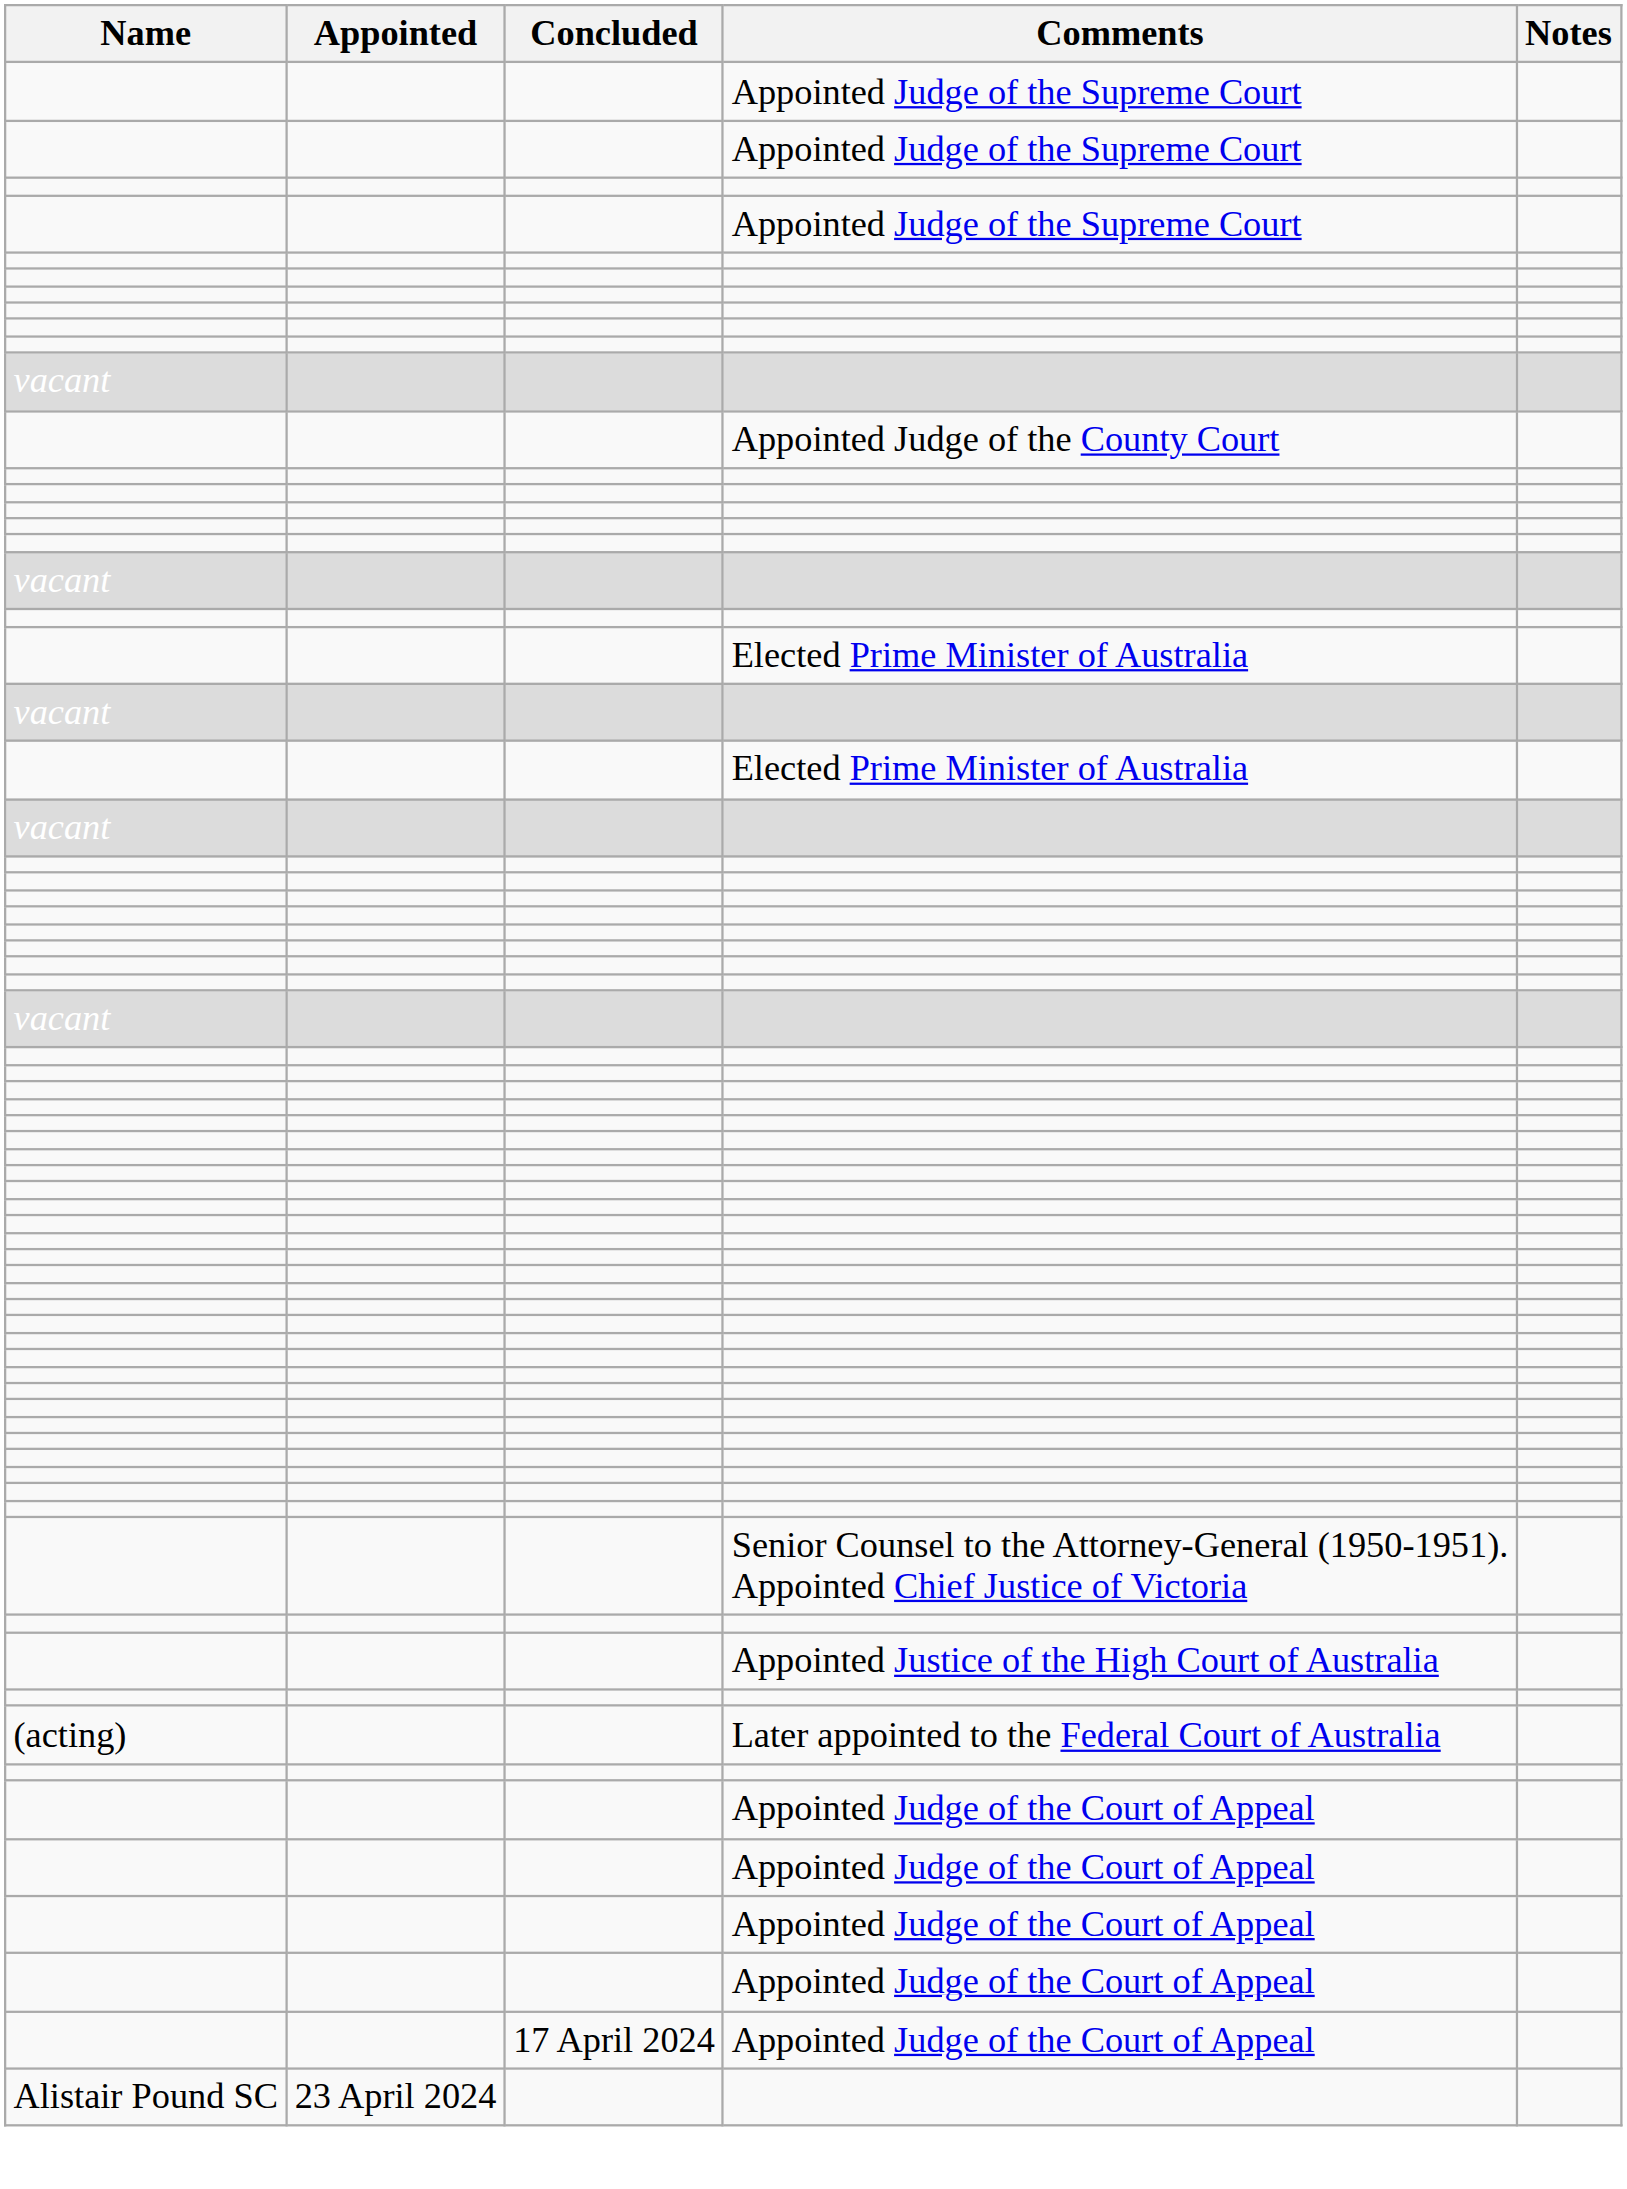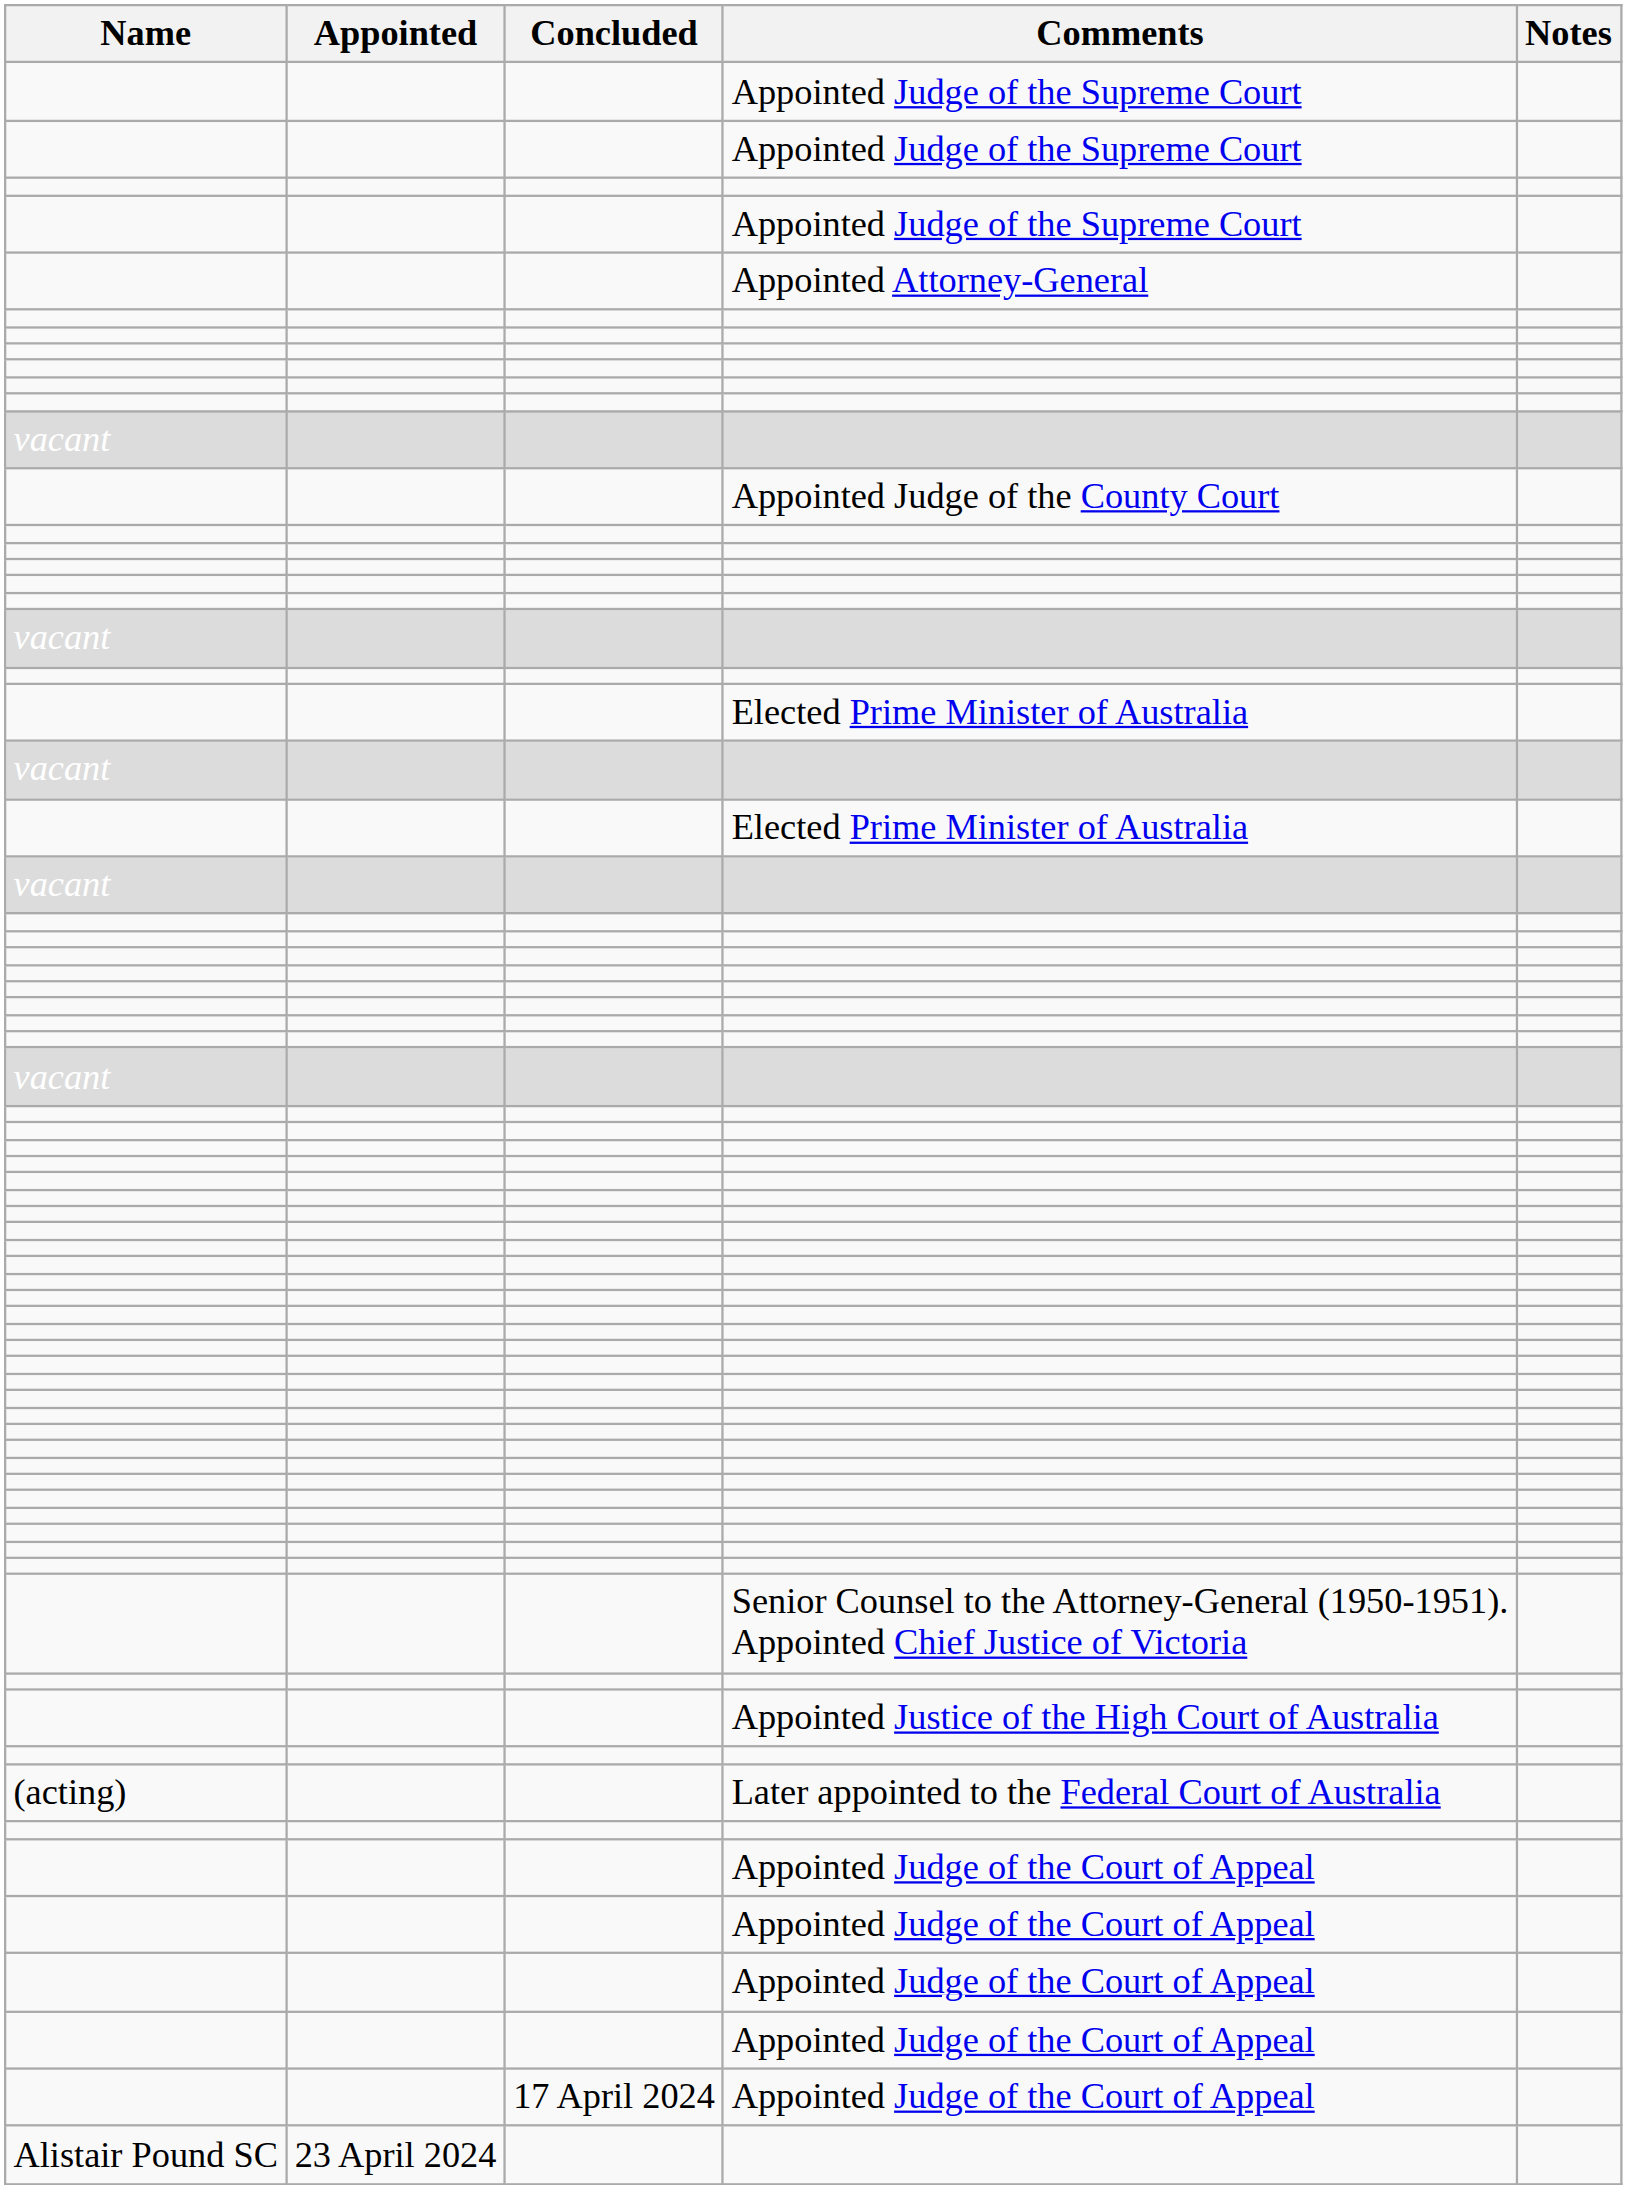+ row: (146, 281)
